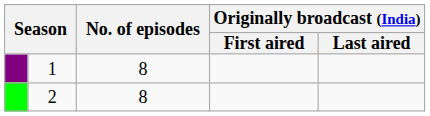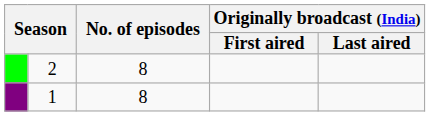rows swapped: (52, 68) <-> (52, 96)
